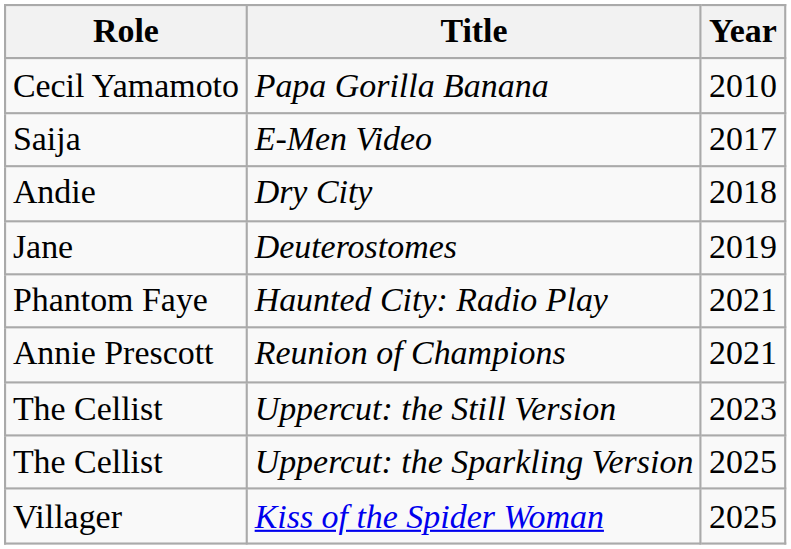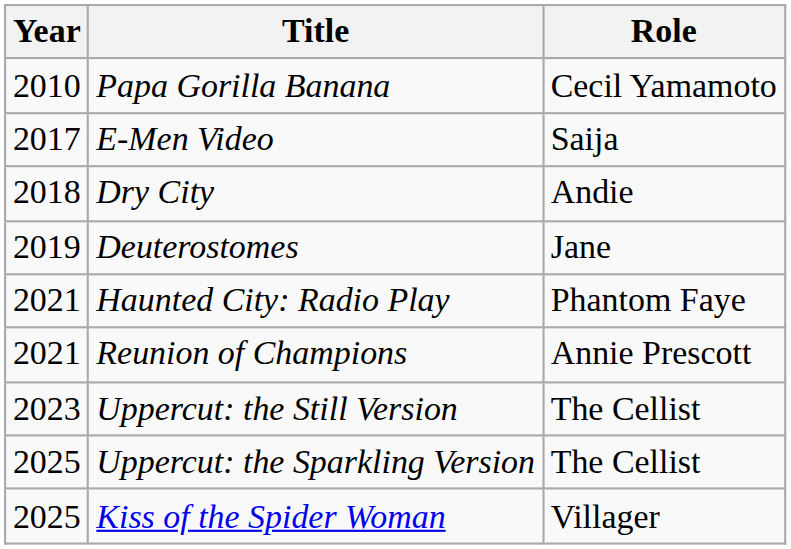columns swapped: (743, 31) <-> (126, 31)
